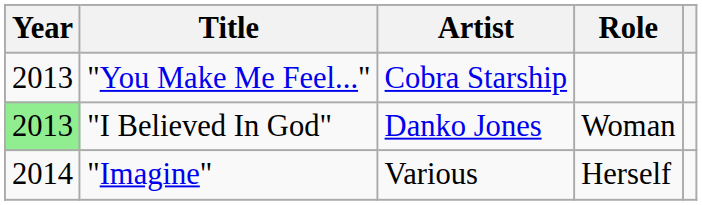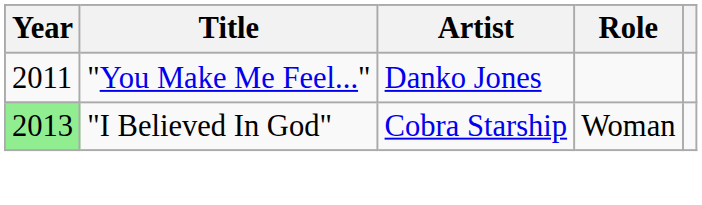(43, 77) 2013 -> (42, 77) 2011
(476, 77) Cobra Starship -> (463, 77) Danko Jones
(463, 125) Danko Jones -> (476, 125) Cobra Starship
- row: (150, 174)
